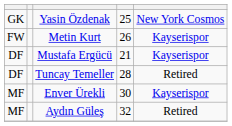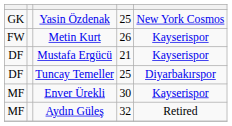(125, 74) 28 -> (125, 74) 25
(180, 74) Retired -> (180, 74) Diyarbakırspor
